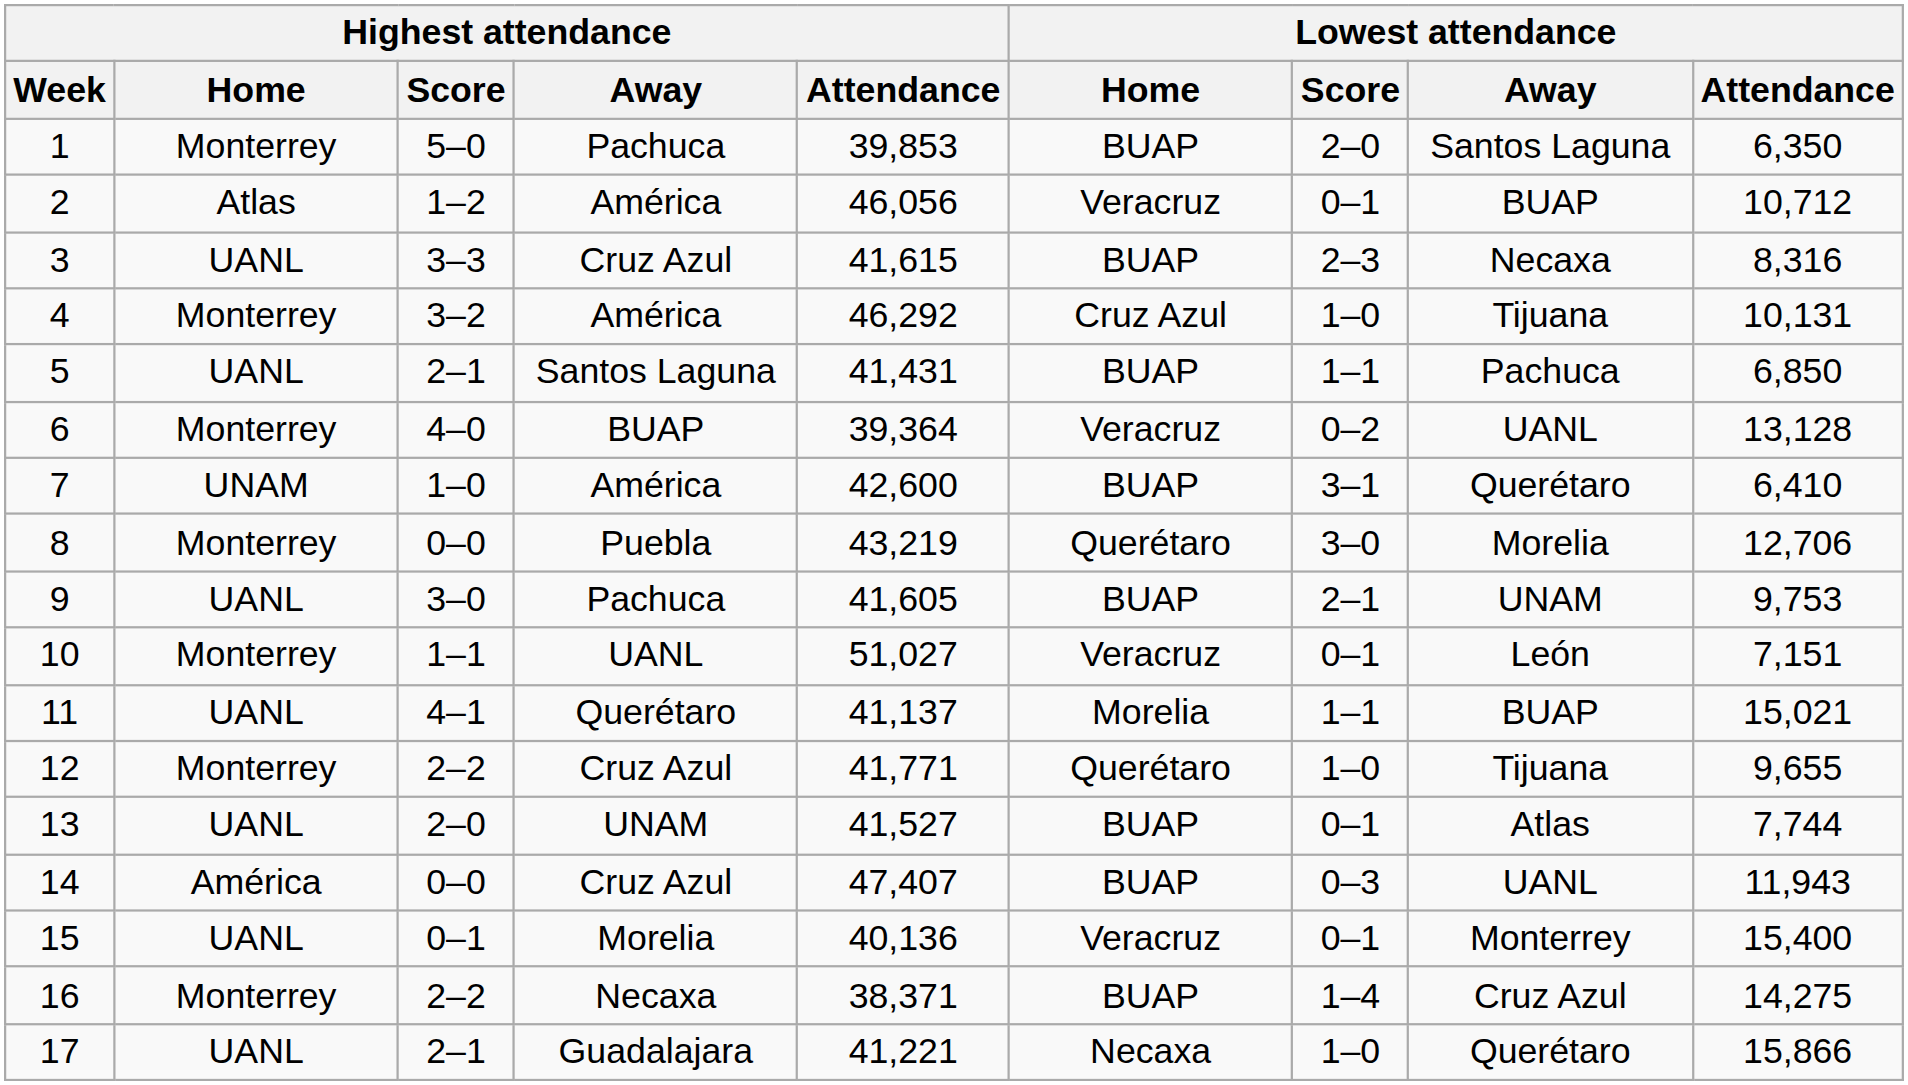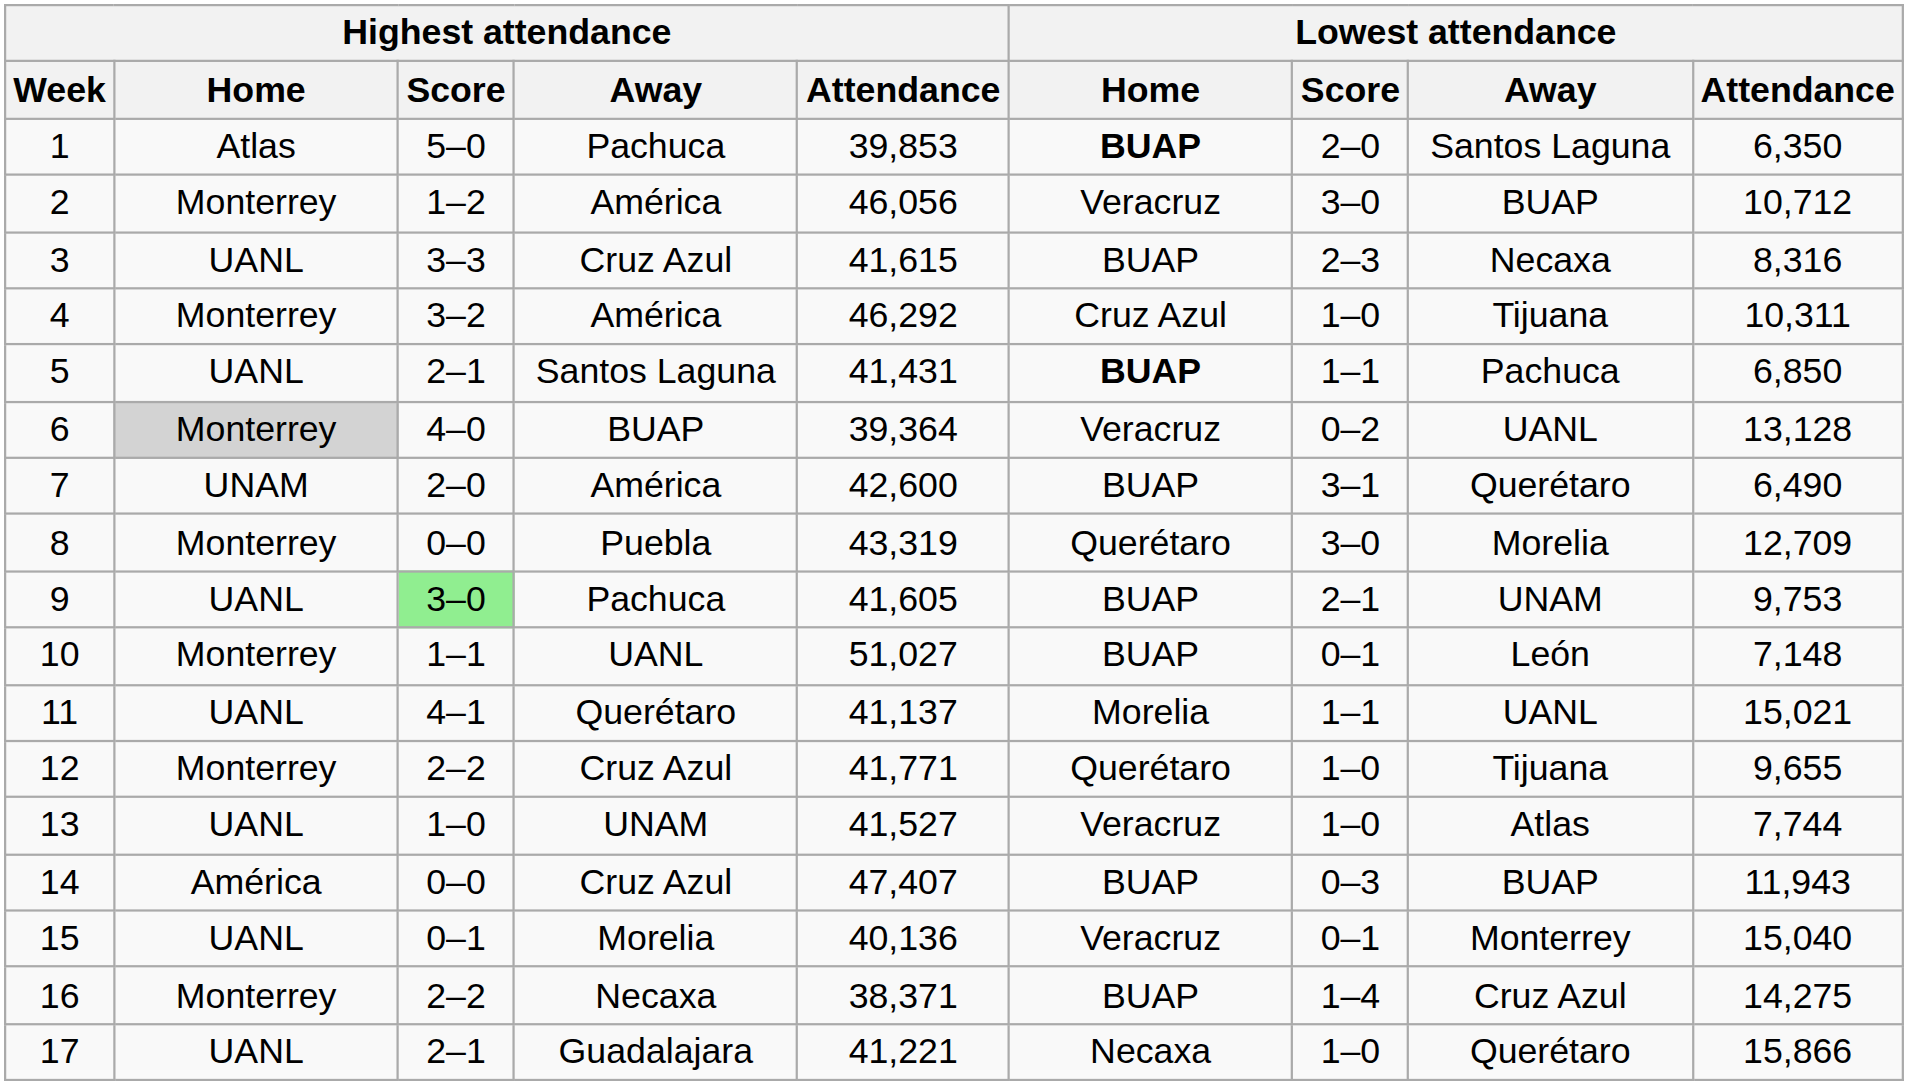(256, 145) Monterrey -> (256, 145) Atlas
(1151, 145) normal -> (1151, 145) bold
(256, 202) Atlas -> (256, 202) Monterrey
(1350, 202) 0–1 -> (1350, 202) 3–0
(1798, 315) 10,131 -> (1798, 315) 10,311
(1151, 372) normal -> (1151, 372) bold
(256, 428) no background -> (256, 428) lightgrey background
(456, 485) 1–0 -> (456, 485) 2–0
(1798, 485) 6,410 -> (1798, 485) 6,490
(903, 542) 43,219 -> (903, 542) 43,319
(1798, 542) 12,706 -> (1798, 542) 12,709
(456, 598) no background -> (456, 598) lightgreen background
(1151, 655) Veracruz -> (1151, 655) BUAP
(1798, 655) 7,151 -> (1798, 655) 7,148
(1550, 711) BUAP -> (1550, 711) UANL
(456, 825) 2–0 -> (456, 825) 1–0
(1151, 825) BUAP -> (1151, 825) Veracruz
(1350, 825) 0–1 -> (1350, 825) 1–0
(1550, 881) UANL -> (1550, 881) BUAP
(1798, 938) 15,400 -> (1798, 938) 15,040
